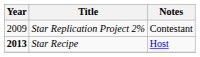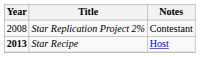(17, 28) 2009 -> (17, 28) 2008
